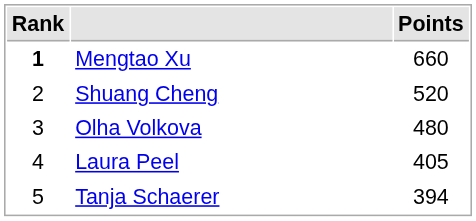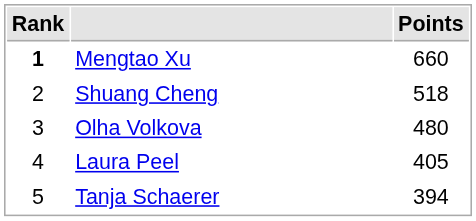(431, 94) 520 -> (431, 94) 518
